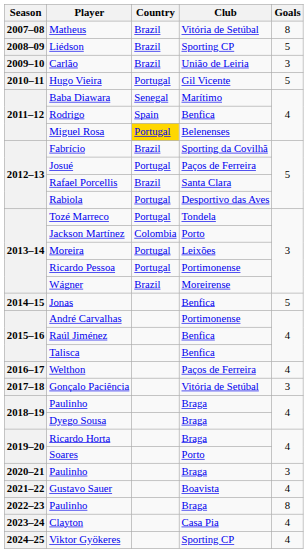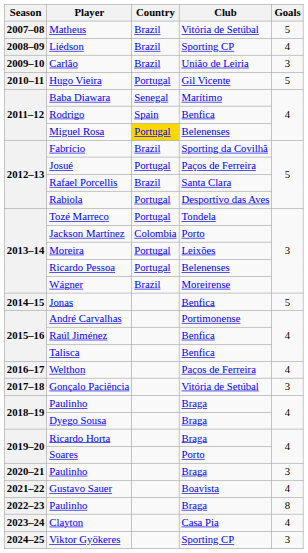(287, 30) 8 -> (287, 30) 5
(287, 47) 5 -> (287, 47) 4
(211, 268) Portimonense -> (206, 268) Belenenses
(287, 540) 4 -> (287, 540) 3
